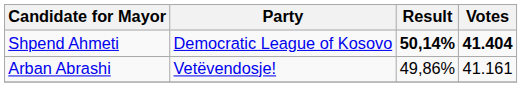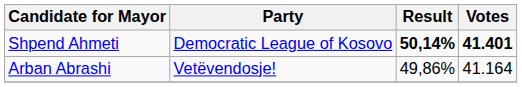(488, 43) 41.404 -> (488, 43) 41.401
(488, 69) 41.161 -> (488, 69) 41.164
